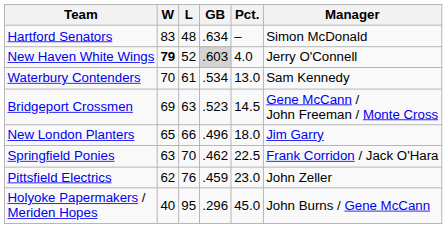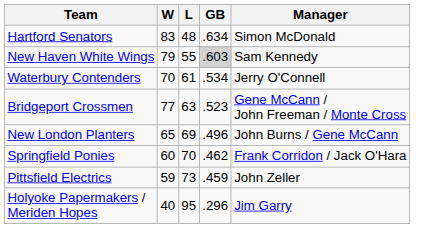- column: (247, 15)
(168, 57) bold -> (168, 57) normal
(189, 57) 52 -> (189, 57) 55
(312, 57) Jerry O'Connell -> (276, 57) Sam Kennedy
(308, 78) Sam Kennedy -> (280, 78) Jerry O'Connell
(168, 106) 69 -> (168, 106) 77
(189, 135) 66 -> (189, 135) 69
(295, 135) Jim Garry -> (316, 135) John Burns / Gene McCann
(168, 156) 63 -> (168, 156) 60
(168, 177) 62 -> (168, 177) 59
(189, 177) 76 -> (189, 177) 73
(348, 205) John Burns / Gene McCann -> (263, 205) Jim Garry
